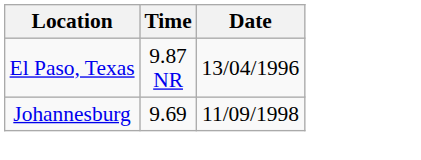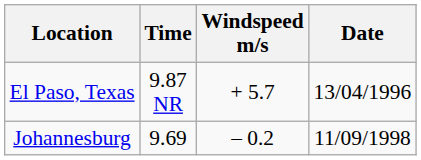+ column: (253, 33)
